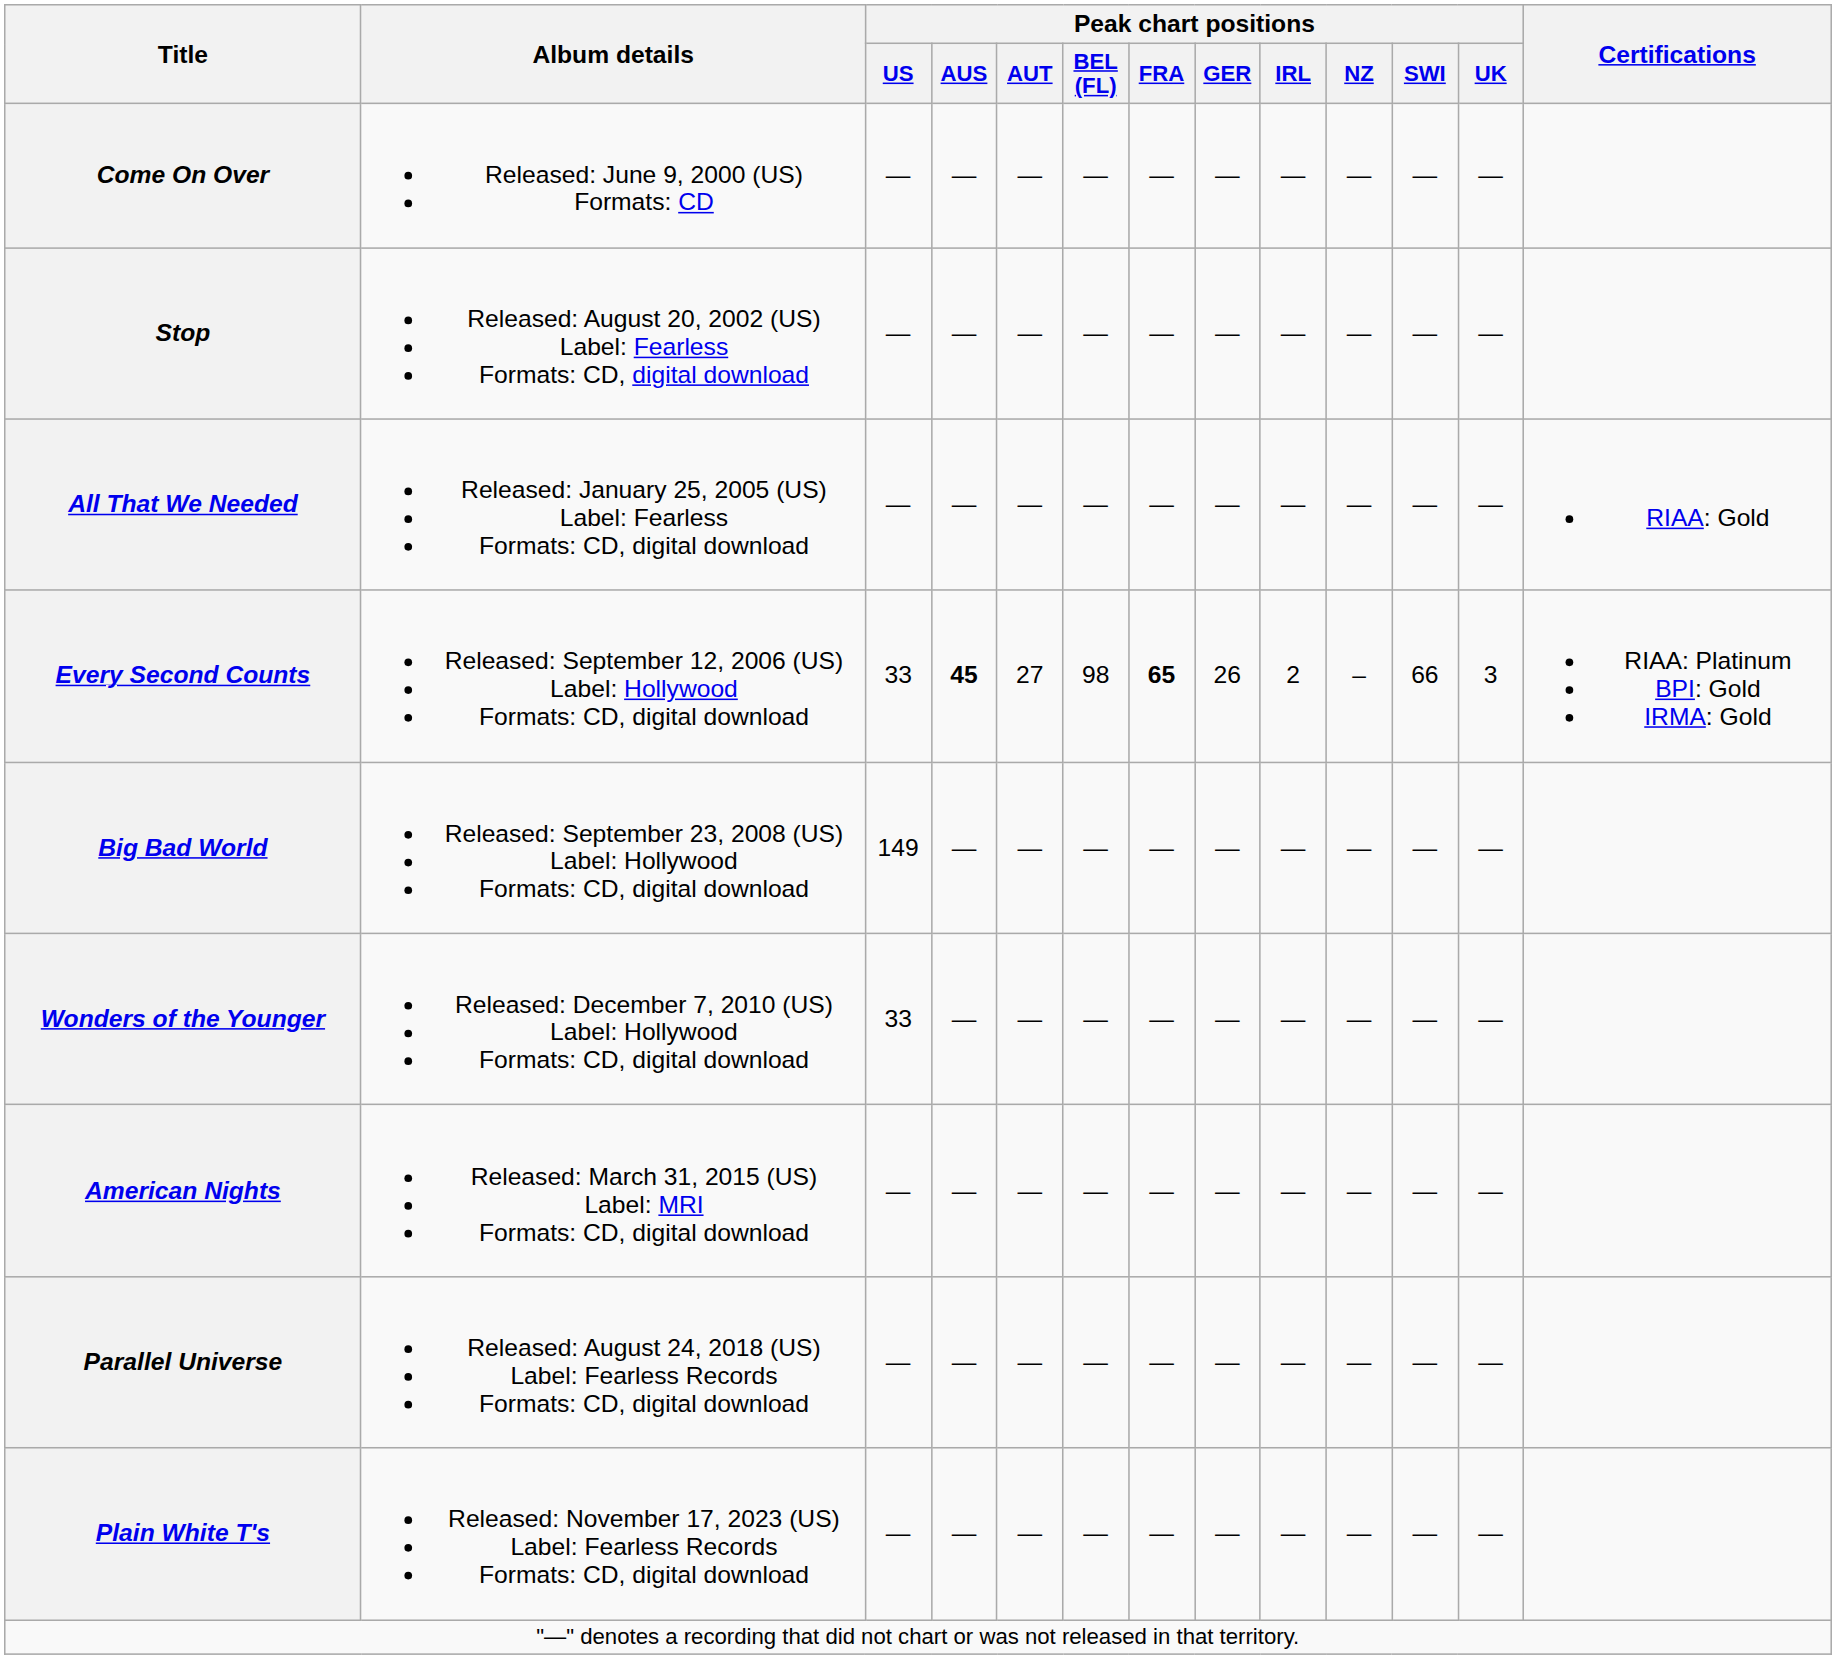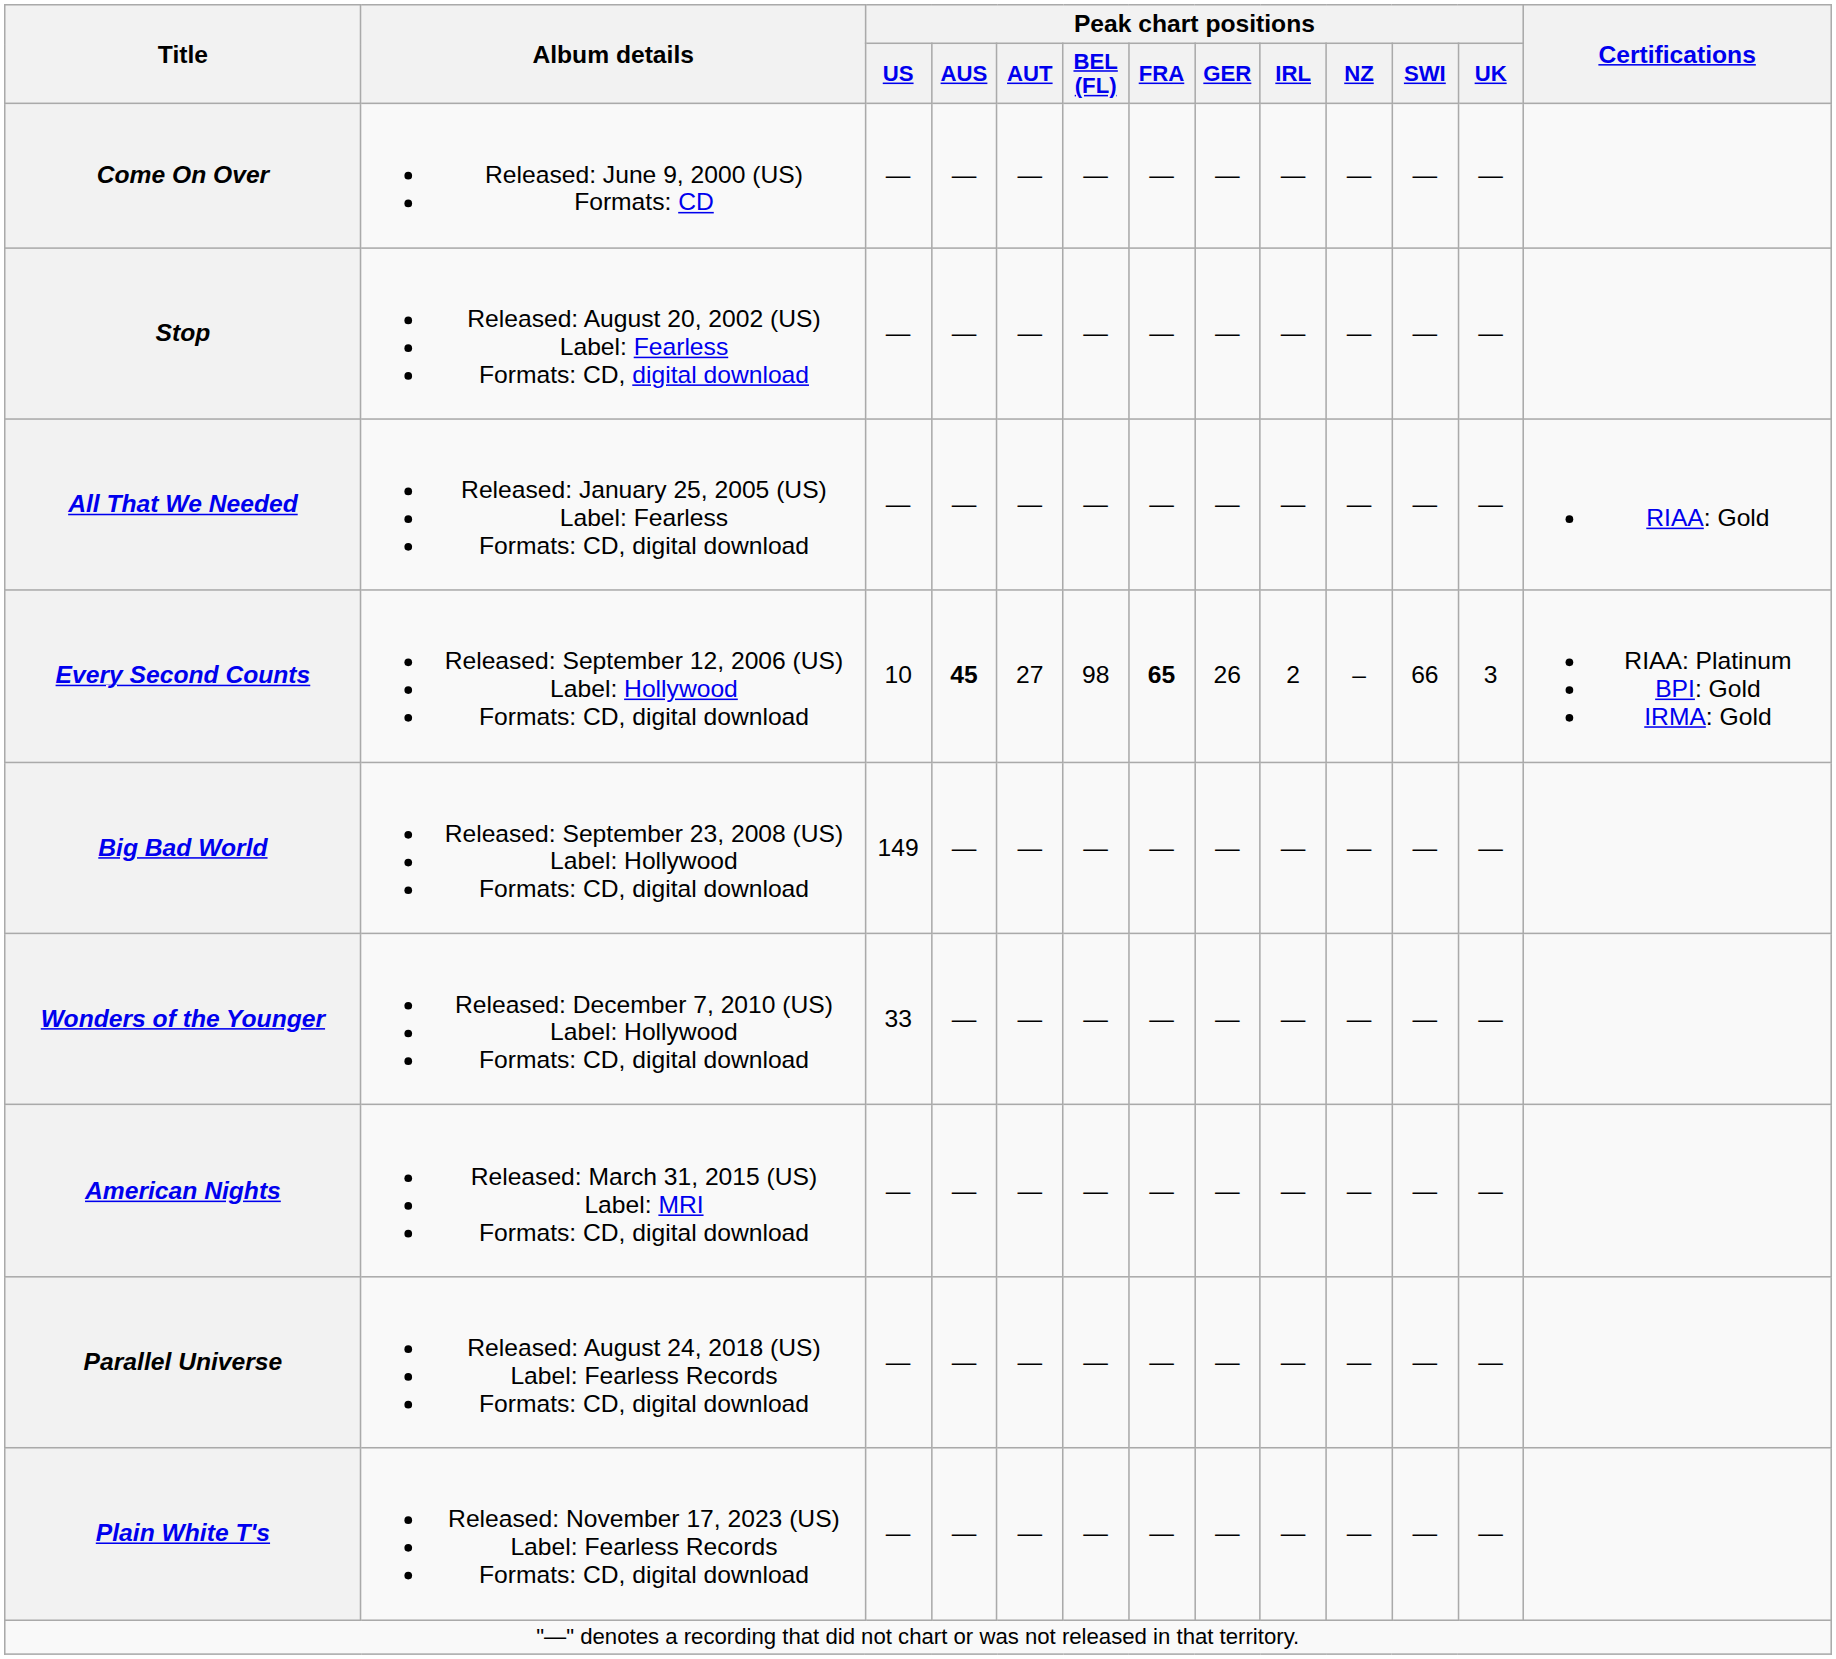(898, 675) 33 -> (898, 675) 10
